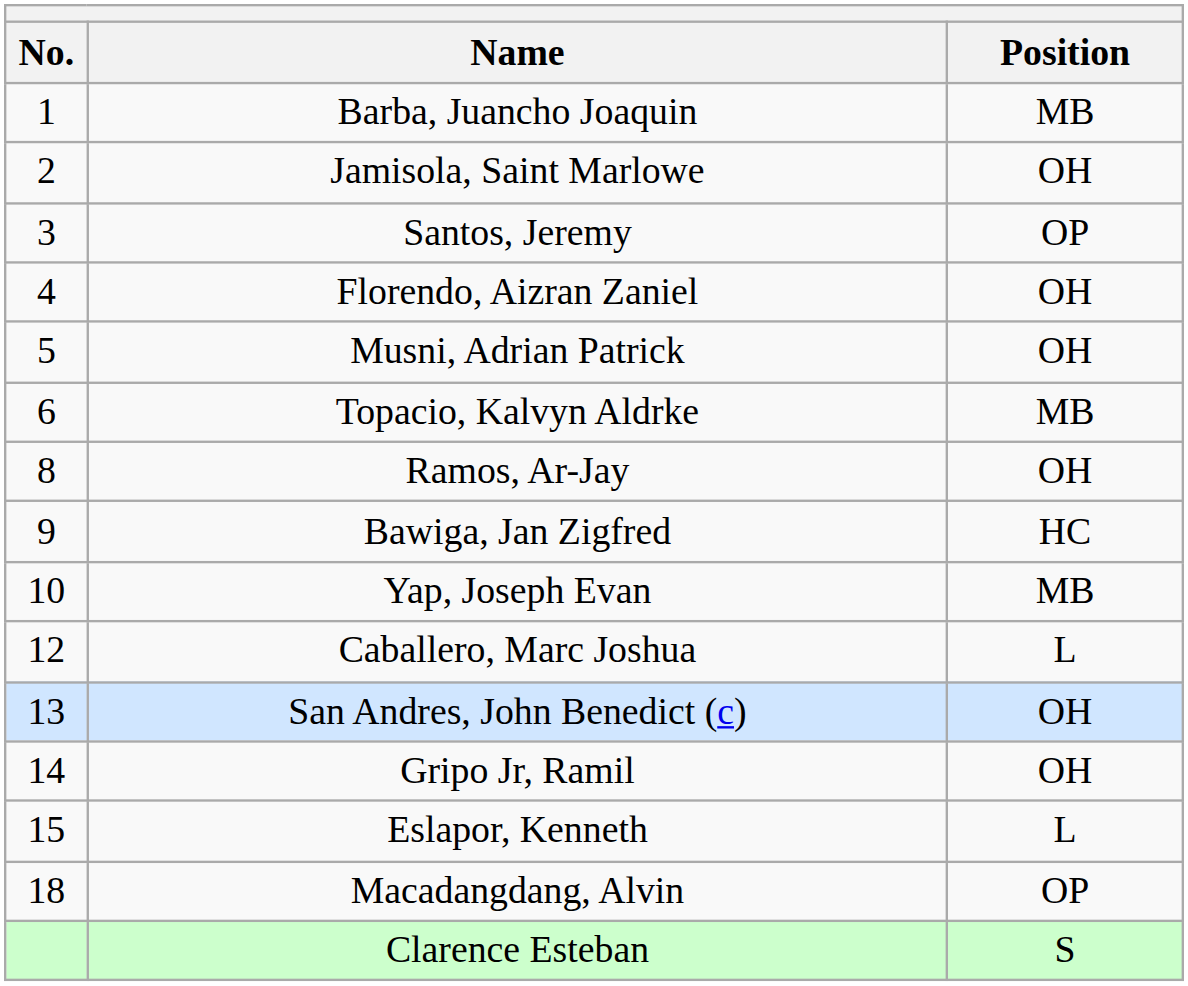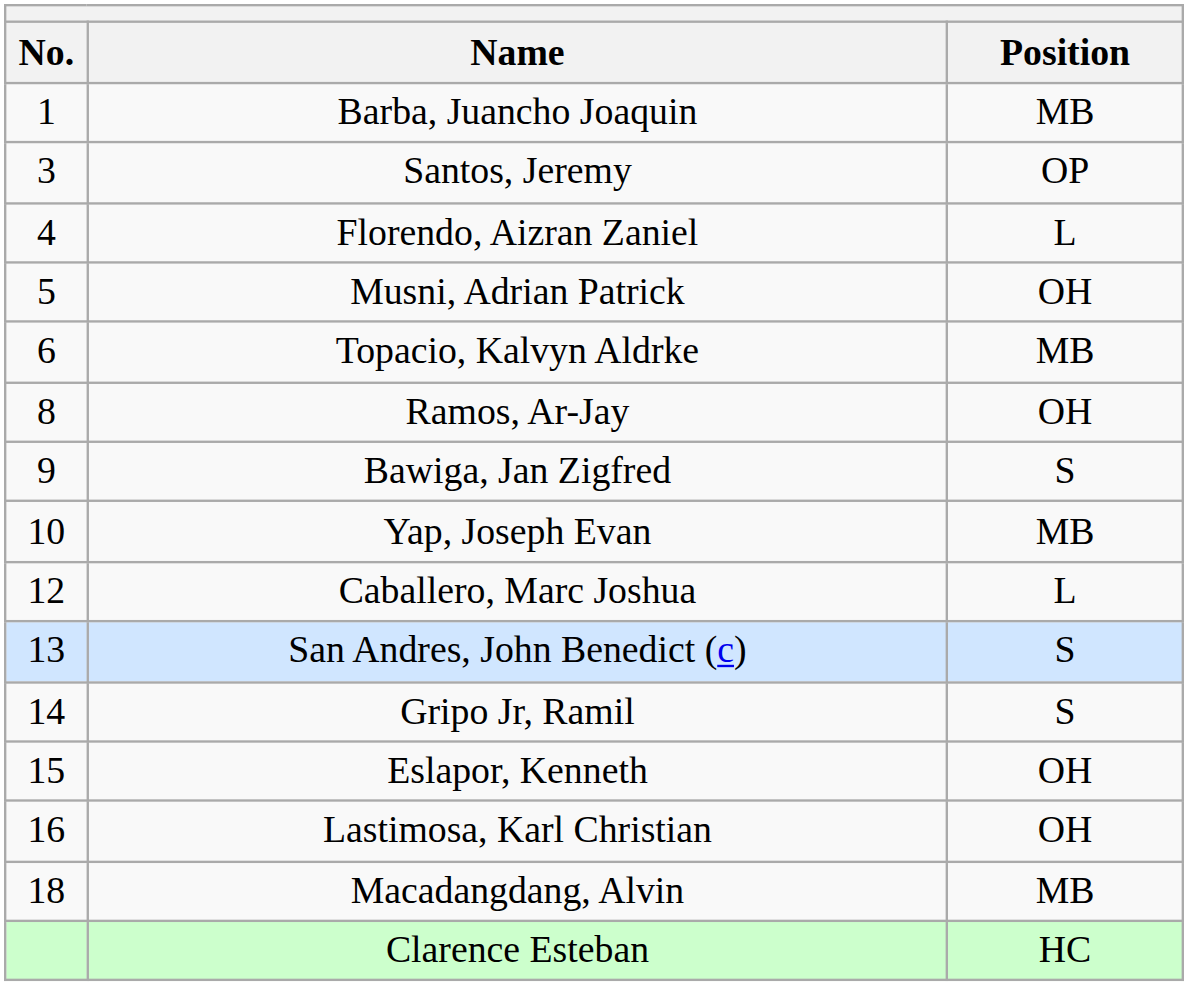- row: (517, 171)
(1065, 291) OH -> (1065, 231) L
(1065, 530) HC -> (1065, 471) S
(1065, 710) OH -> (1065, 650) S
(1065, 770) OH -> (1065, 710) S
(1065, 830) L -> (1065, 770) OH
+ row: (517, 830)
(1065, 890) OP -> (1065, 890) MB
(1065, 950) S -> (1065, 950) HC
